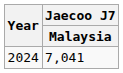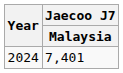(65, 57) 7,041 -> (65, 57) 7,401
